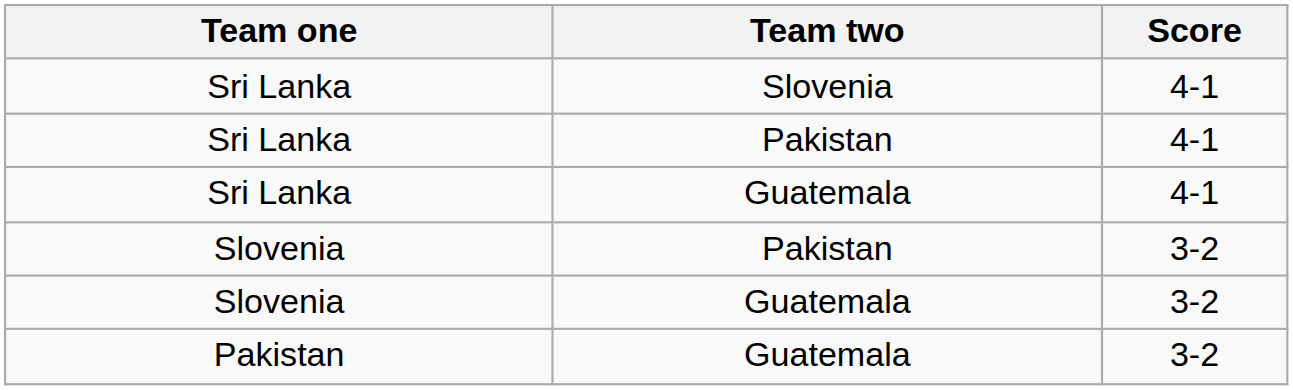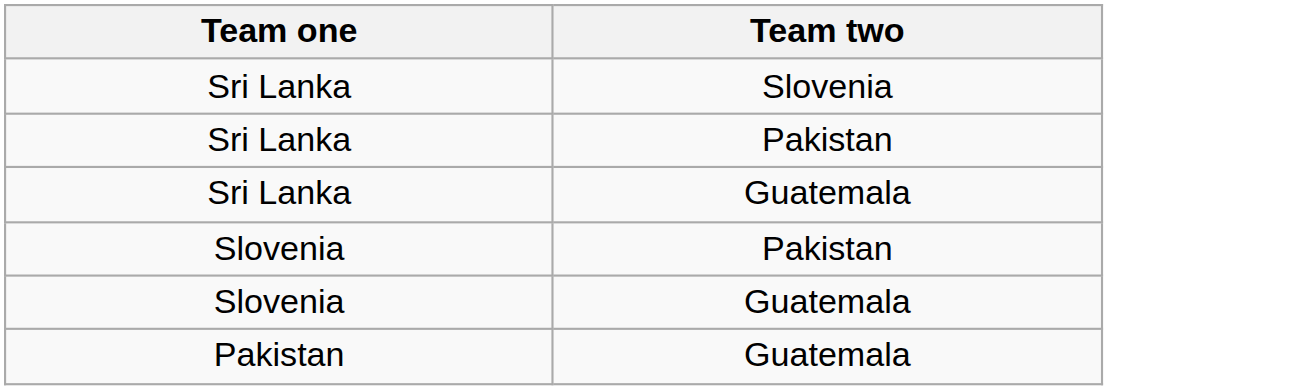- column: (1195, 31)
